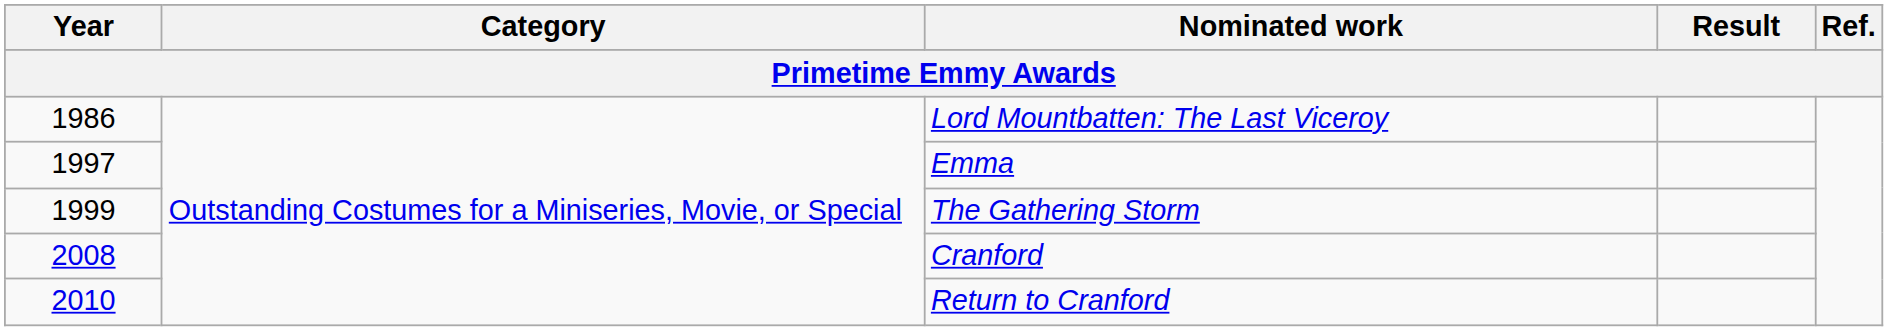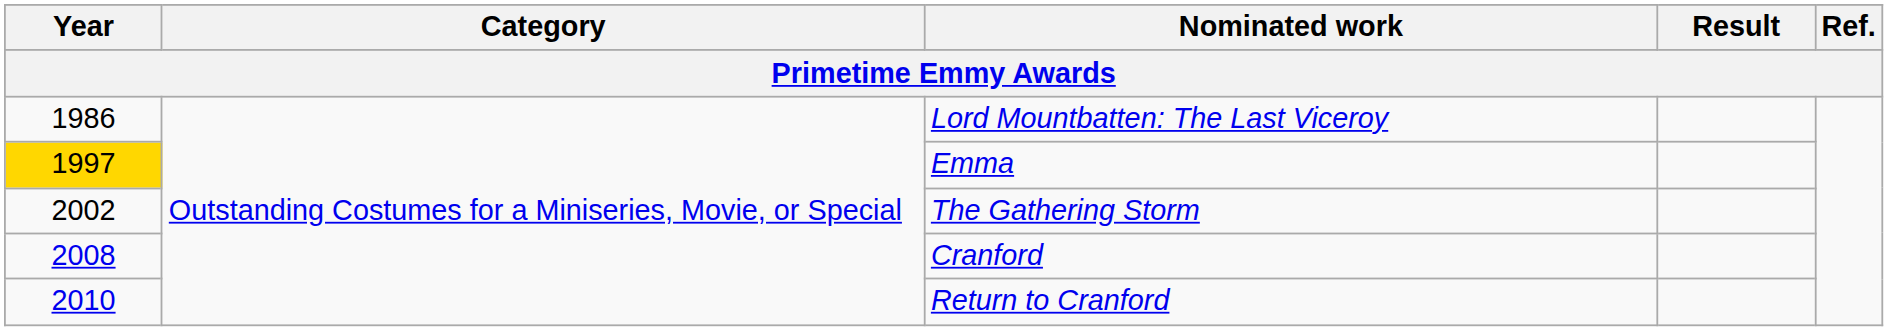(84, 164) no background -> (84, 164) gold background
(84, 210) 1999 -> (84, 210) 2002
